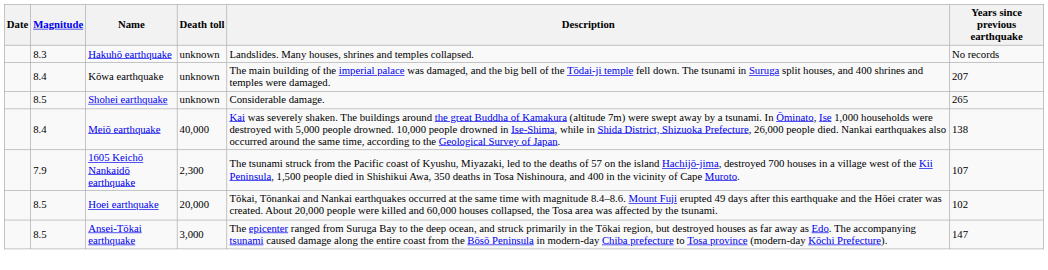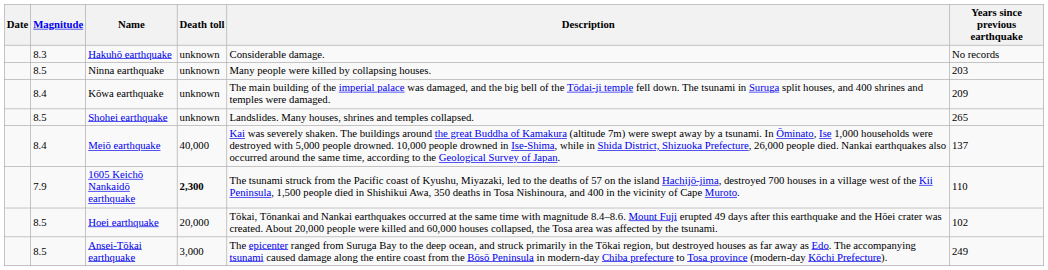(352, 54) Landslides. Many houses, shrines and temples collapsed. -> (277, 54) Considerable damage.
+ row: (126, 71)
(960, 77) 207 -> (960, 94) 209
(277, 100) Considerable damage. -> (352, 117) Landslides. Many houses, shrines and temples collapsed.
(960, 129) 138 -> (960, 146) 137
(192, 170) normal -> (192, 187) bold
(960, 170) 107 -> (960, 187) 110
(960, 234) 147 -> (960, 251) 249
